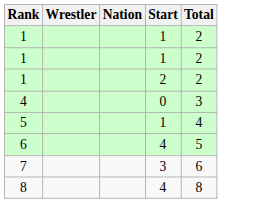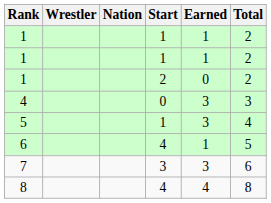+ column: (206, 15)
